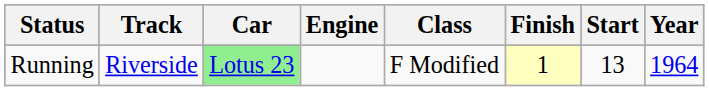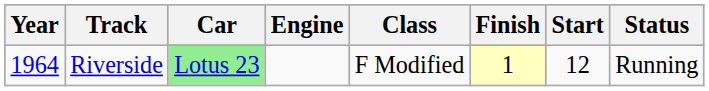columns swapped: (674, 24) <-> (52, 24)
(613, 64) 13 -> (578, 64) 12
